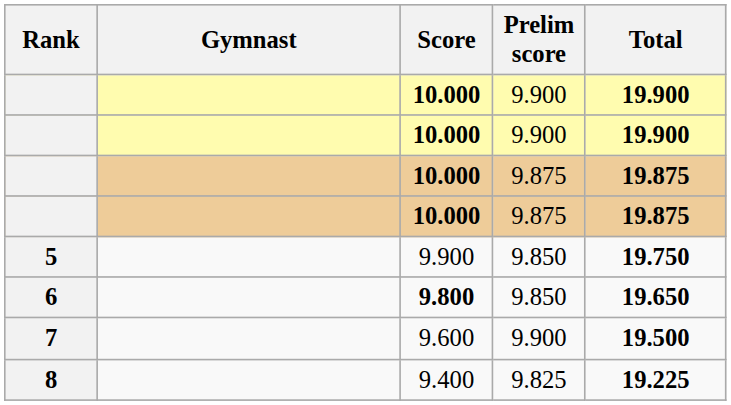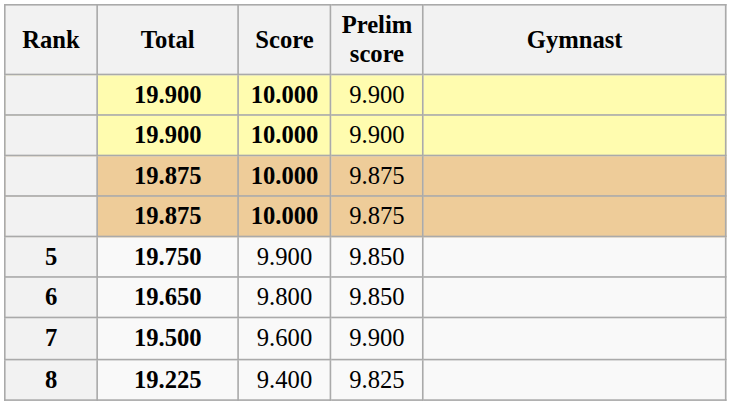columns swapped: (249, 39) <-> (656, 39)
(447, 297) bold -> (285, 297) normal
